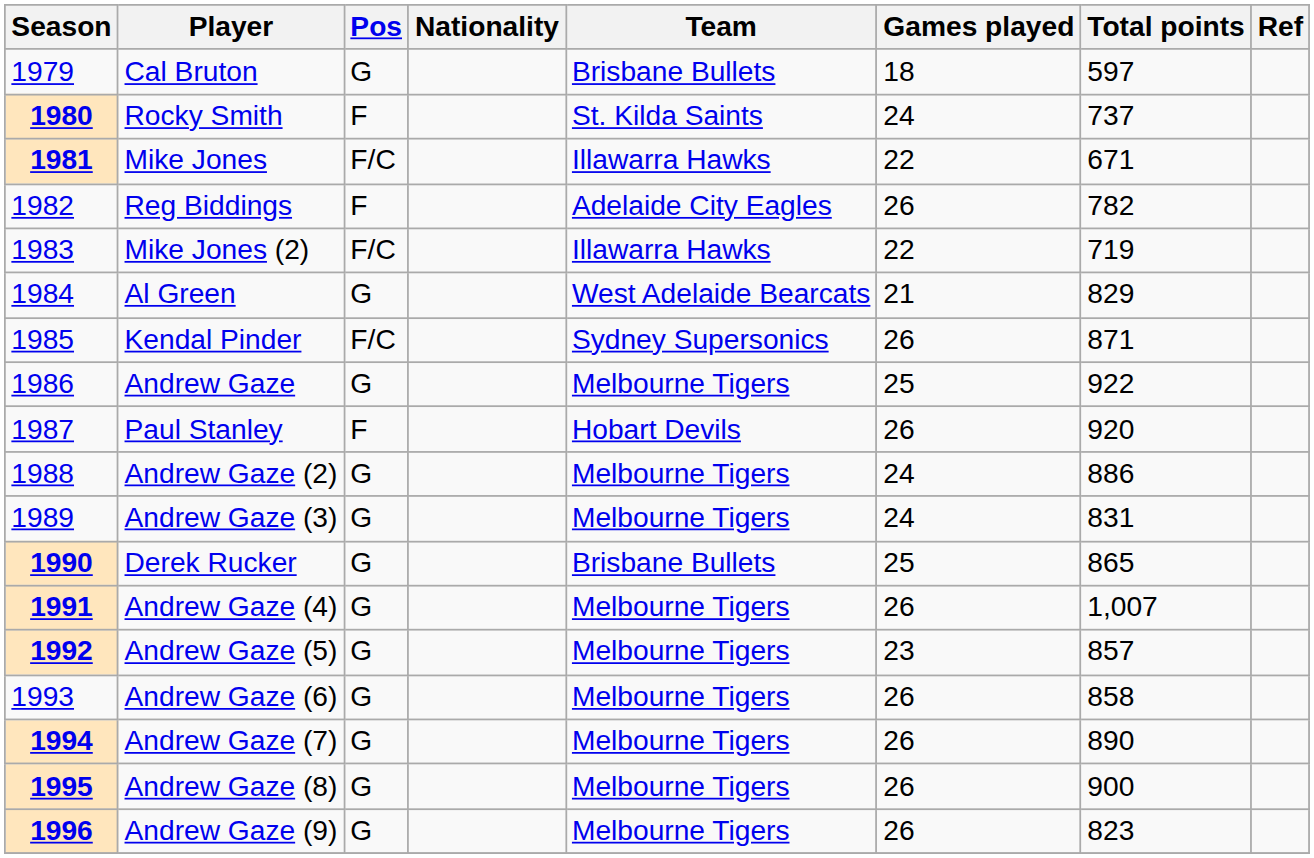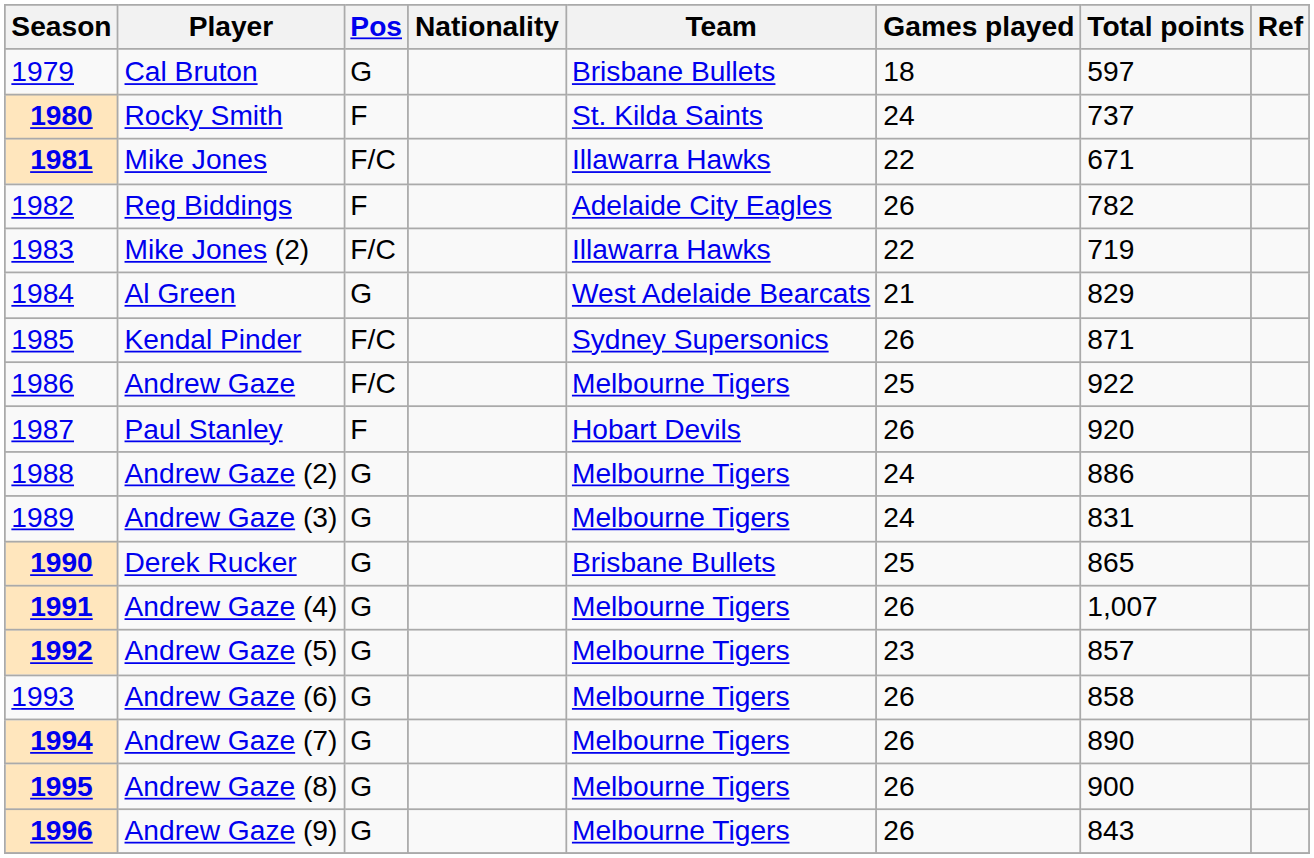(361, 384) G -> (373, 384) F/C
(1111, 830) 823 -> (1111, 830) 843
